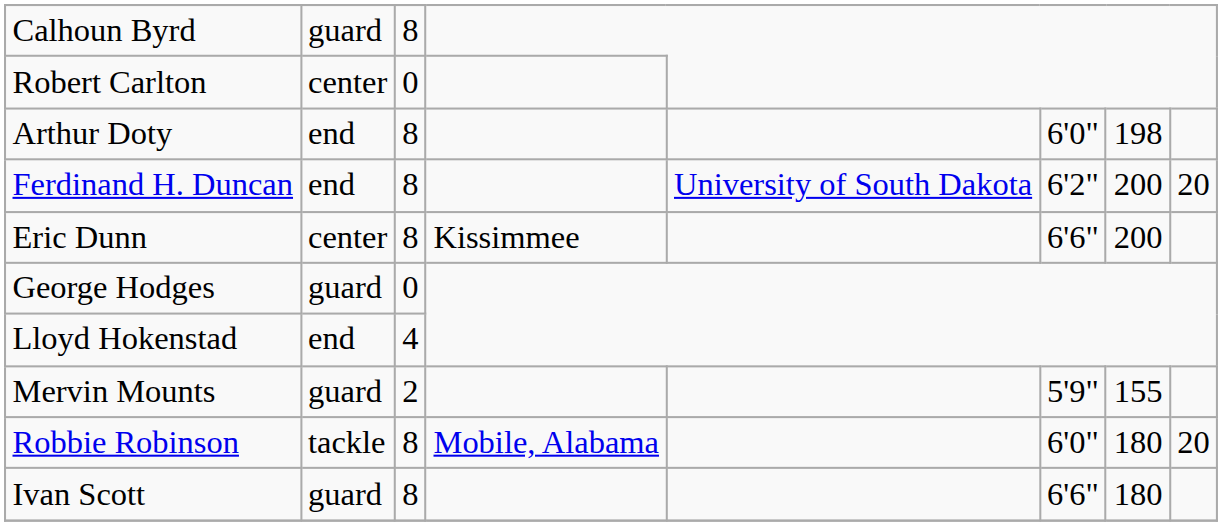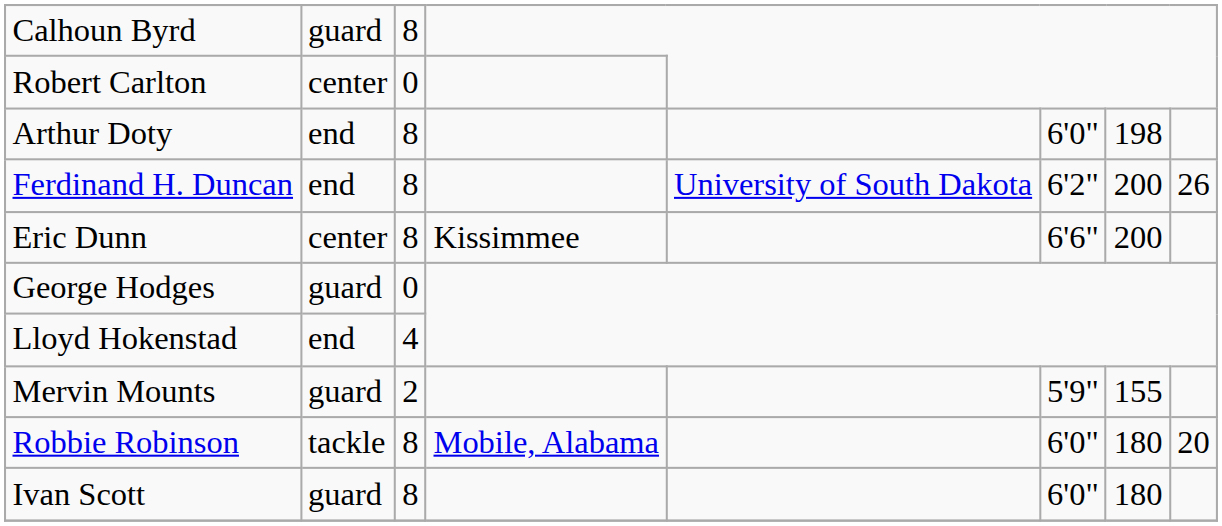(1194, 184) 20 -> (1194, 184) 26
(1073, 493) 6'6" -> (1073, 493) 6'0"
